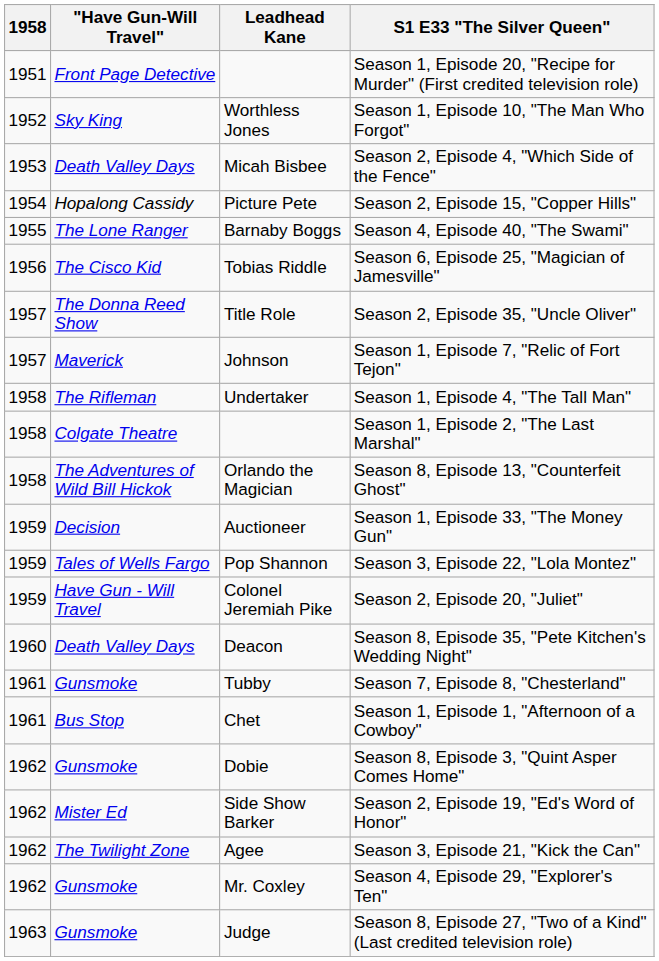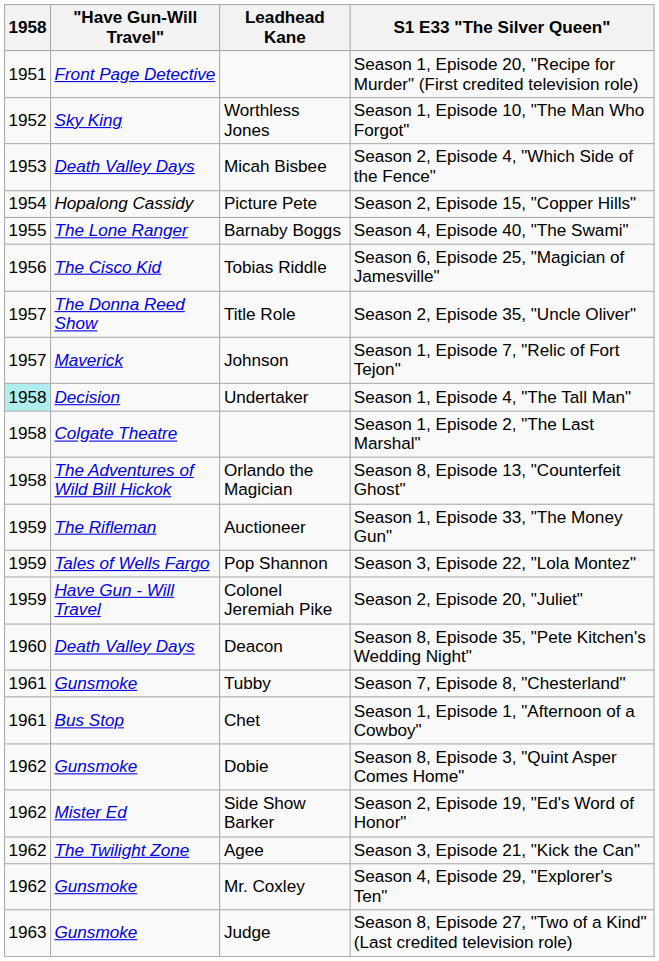(28, 397) no background -> (28, 397) paleturquoise background
(105, 397) The Rifleman -> (87, 397) Decision
(87, 526) Decision -> (105, 526) The Rifleman
